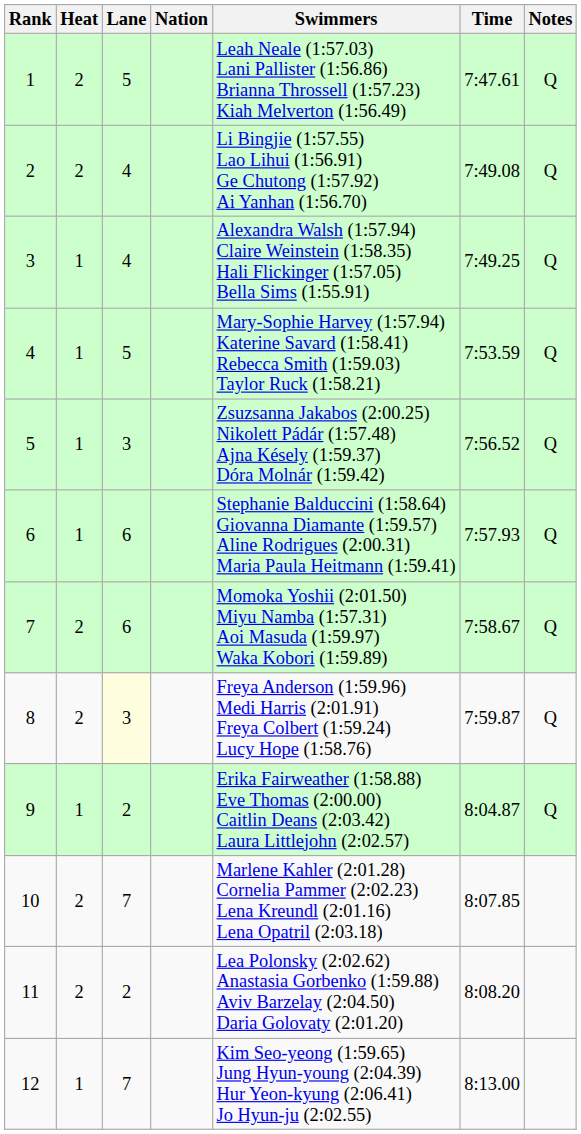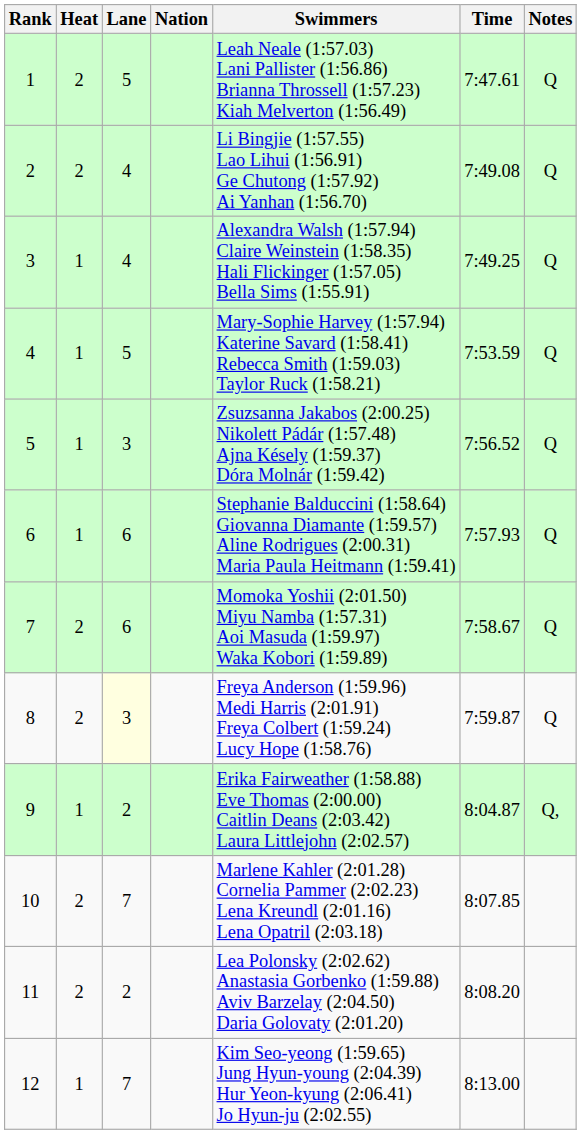(550, 809) Q -> (550, 809) Q,
